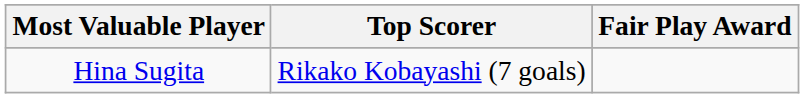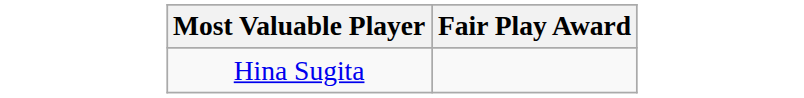- column: (432, 26)
